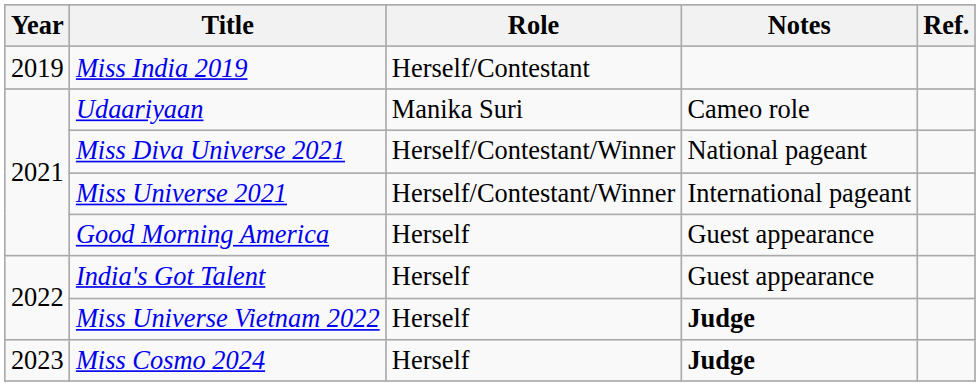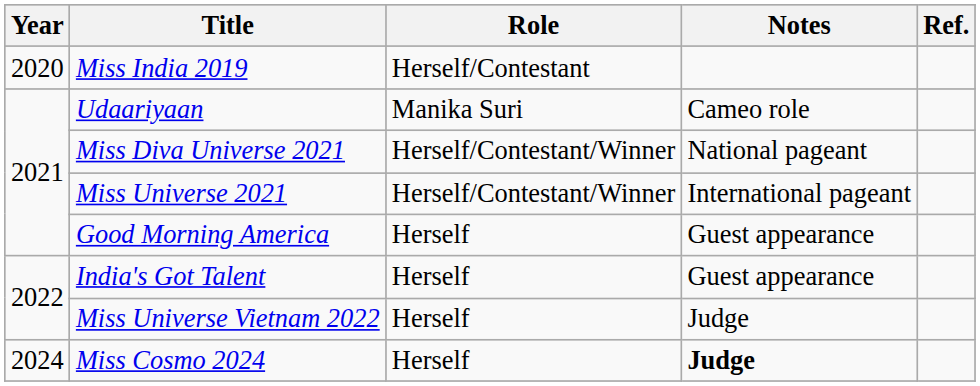(37, 67) 2019 -> (37, 67) 2020
(721, 318) bold -> (718, 318) normal
(37, 360) 2023 -> (37, 360) 2024
